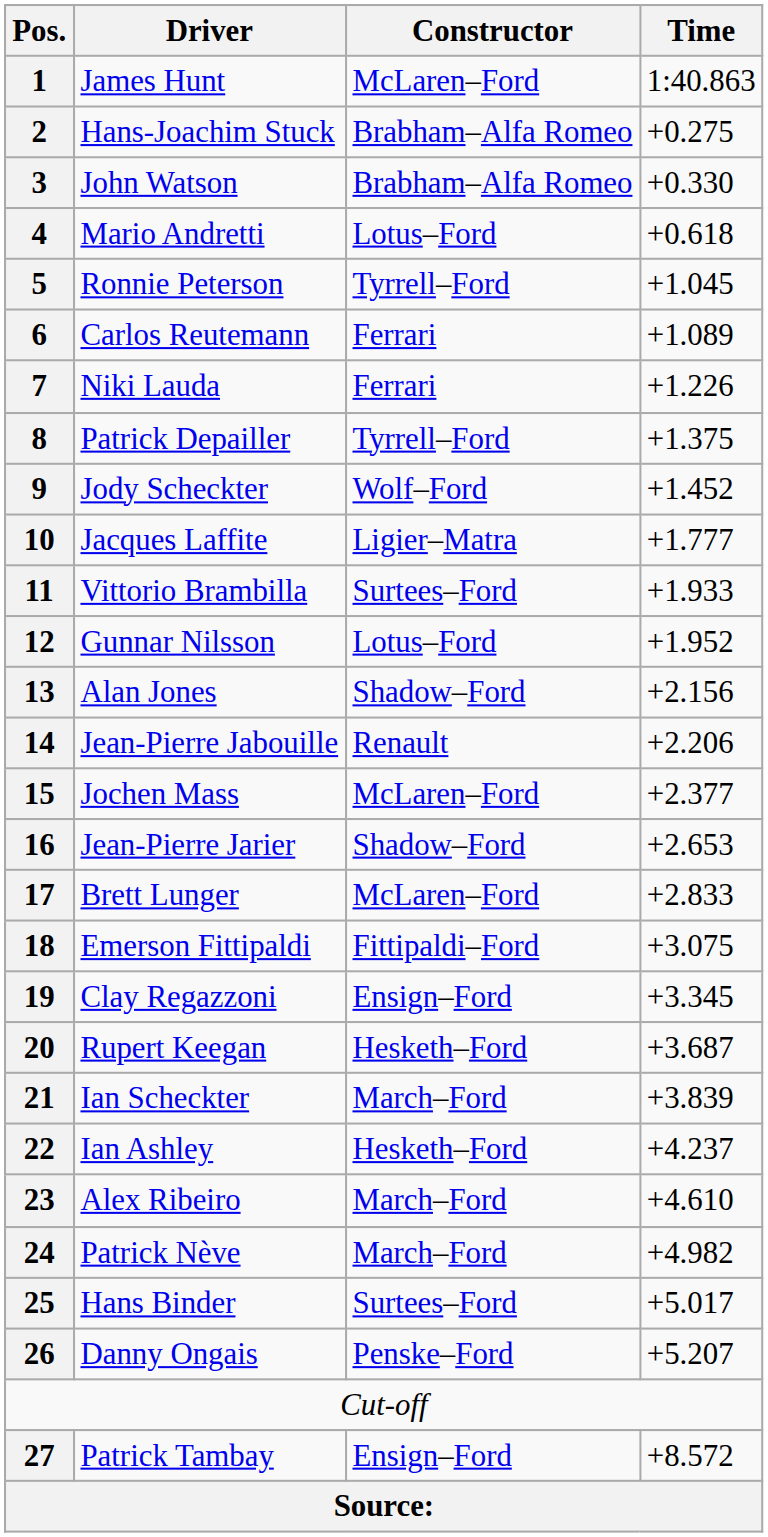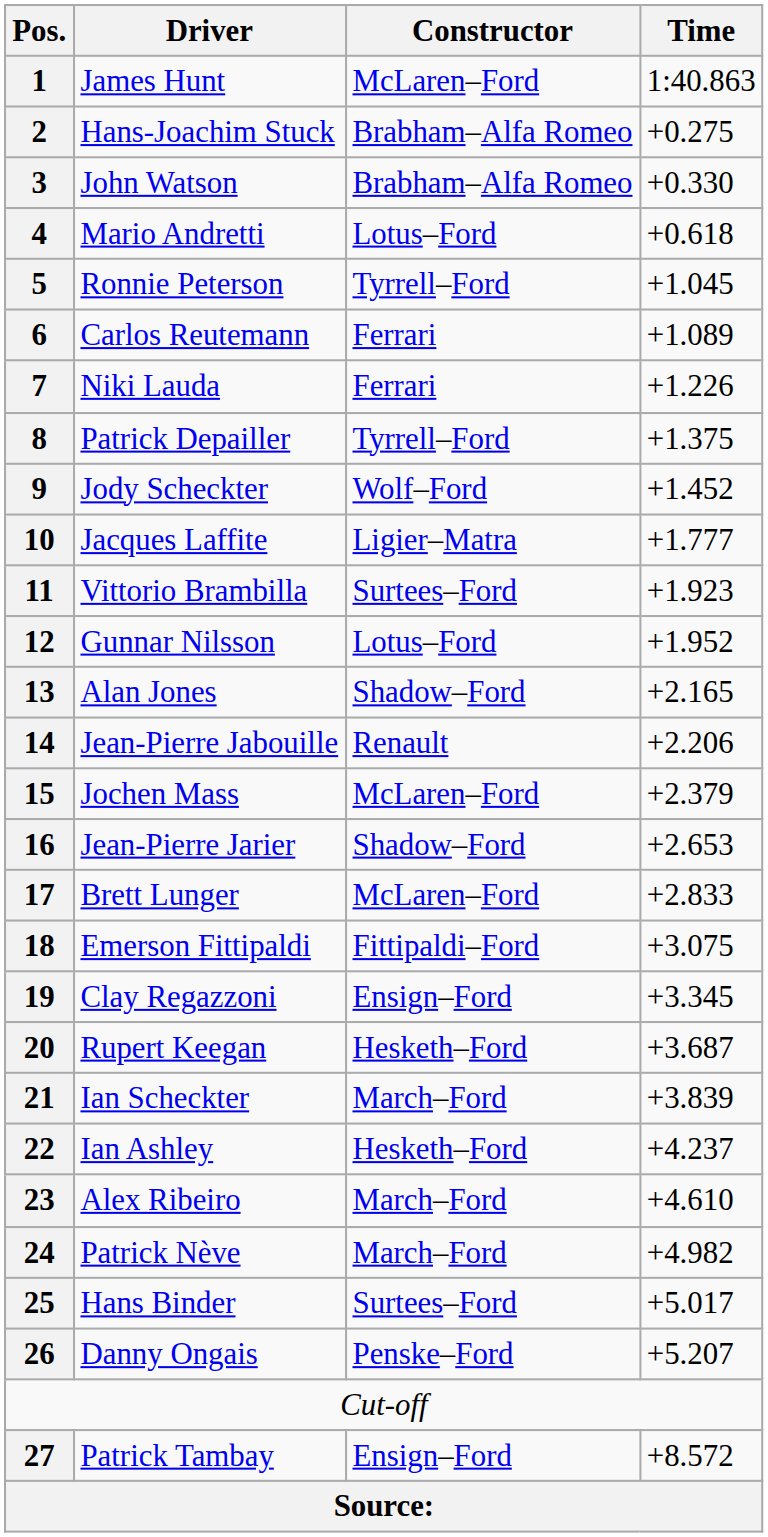(690, 589) +1.933 -> (690, 589) +1.923
(690, 691) +2.156 -> (690, 691) +2.165
(690, 793) +2.377 -> (690, 793) +2.379
